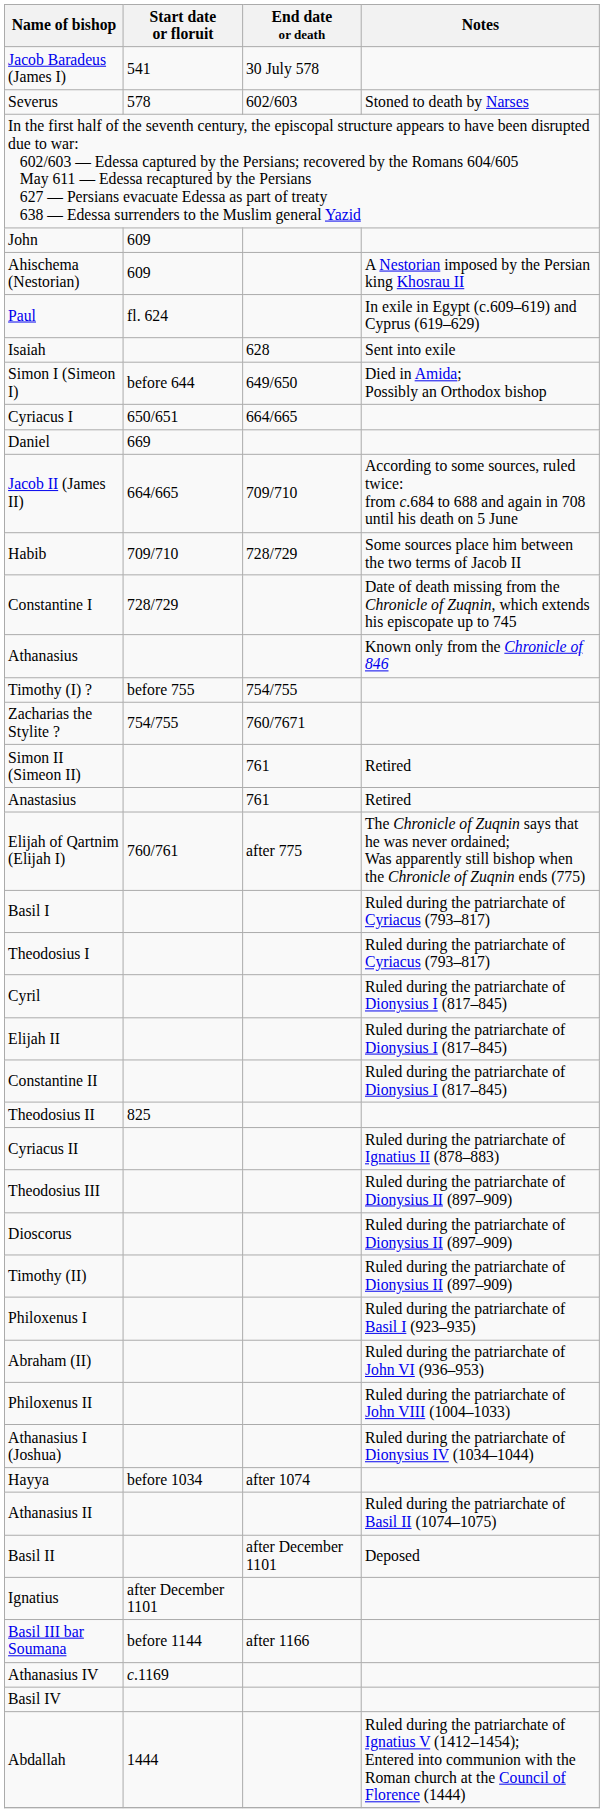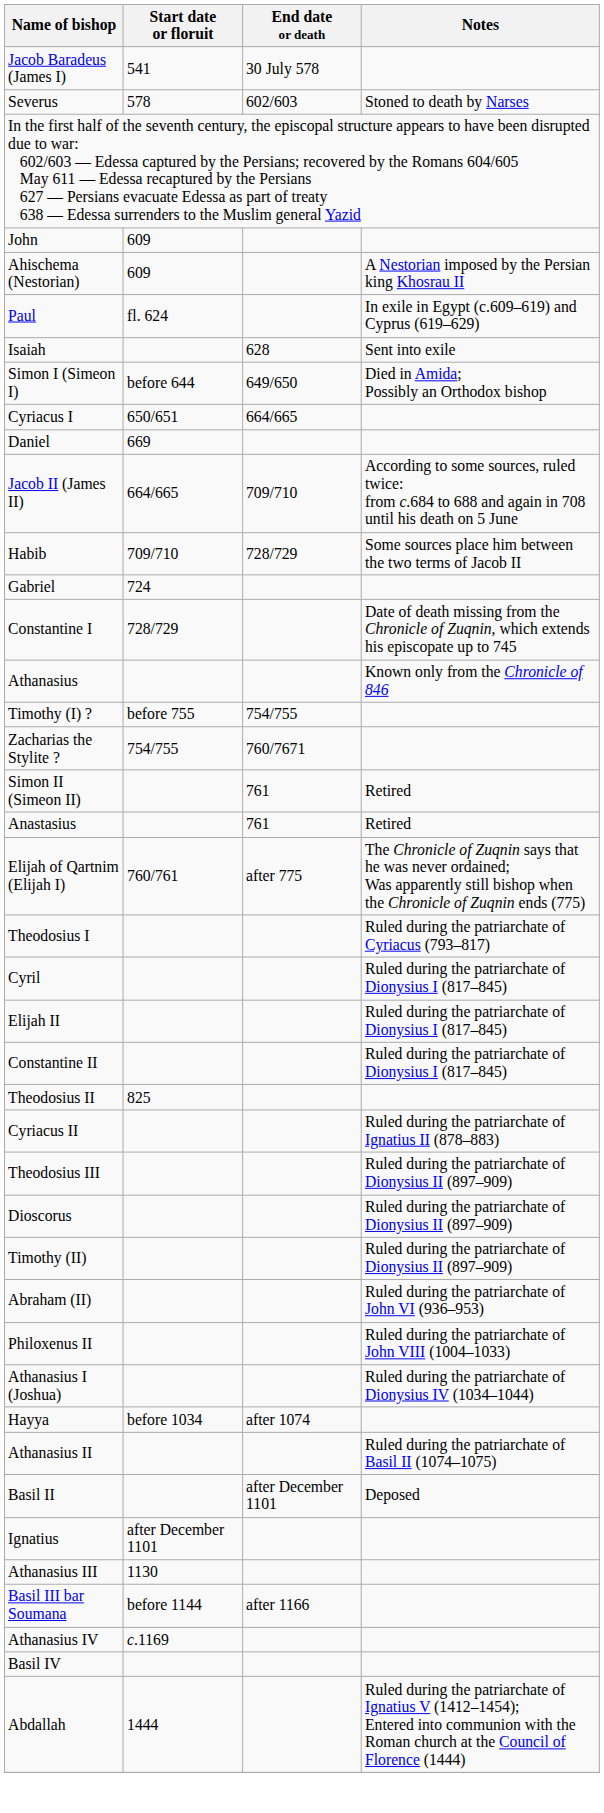+ row: (32, 587)
- row: (29, 911)
- row: (48, 1318)
+ row: (53, 1572)
